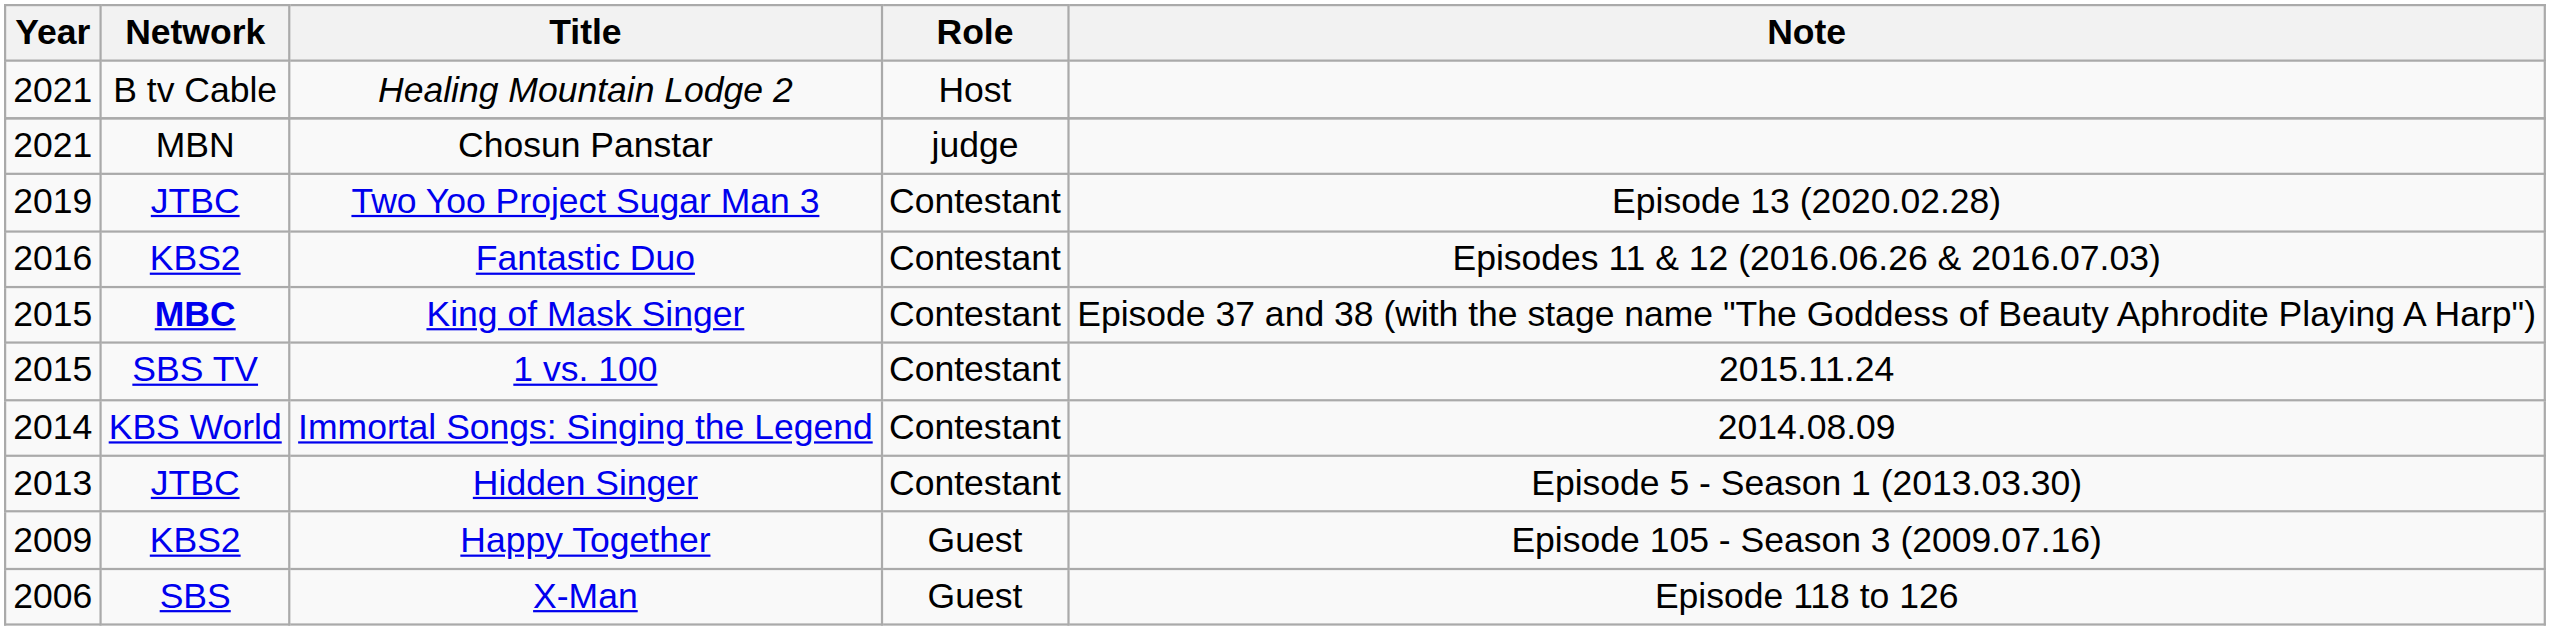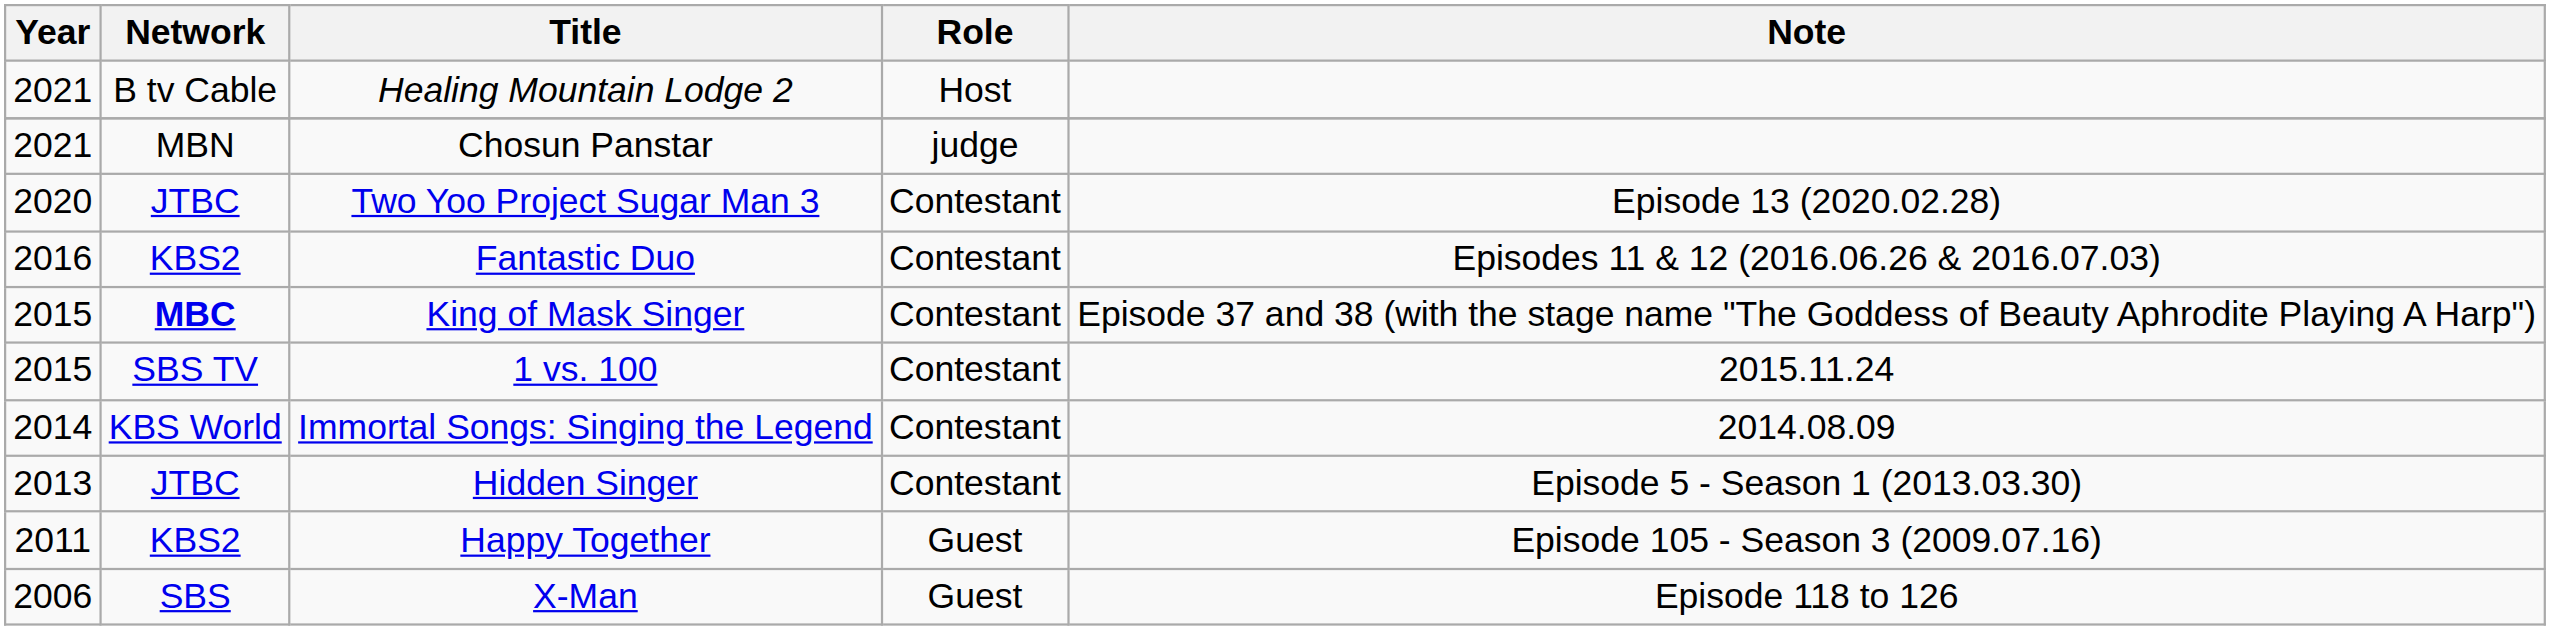(53, 201) 2019 -> (53, 201) 2020
(53, 539) 2009 -> (53, 539) 2011
